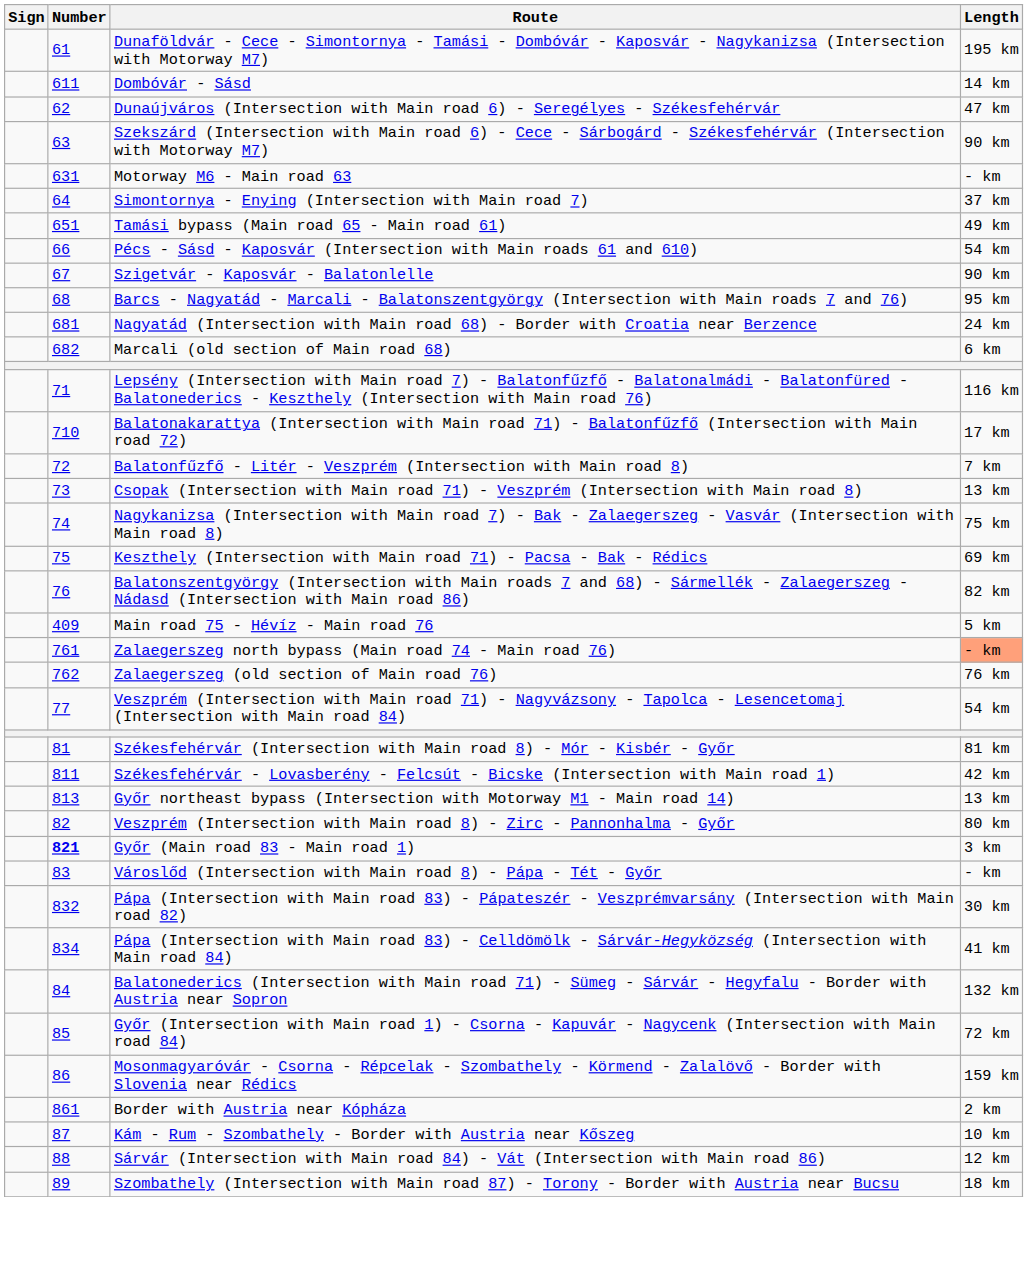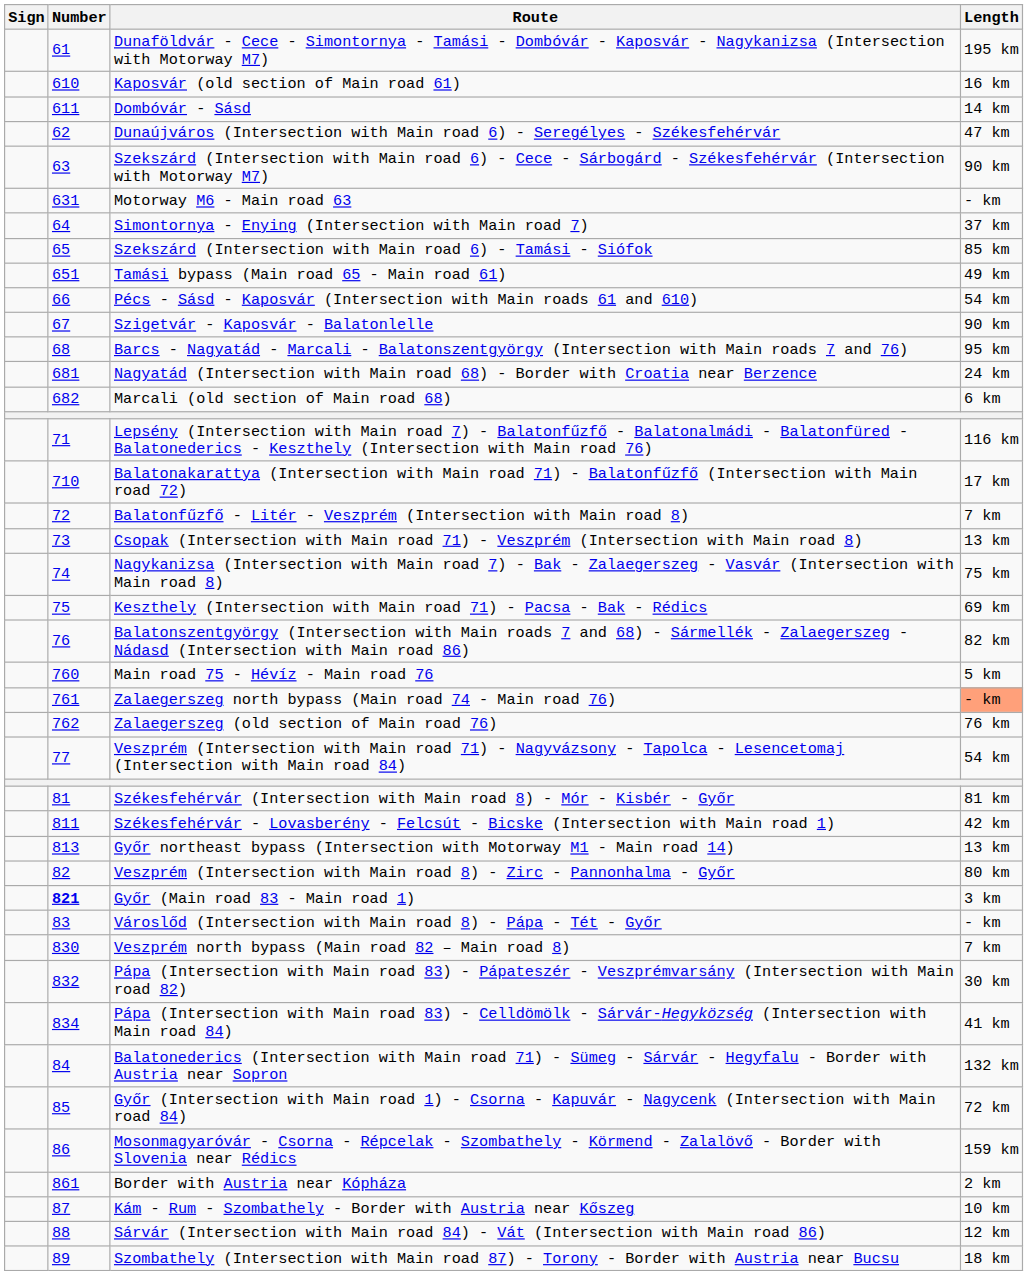+ row: (287, 84)
+ row: (383, 250)
(66, 625) 409 -> (66, 675) 760
+ row: (342, 948)
